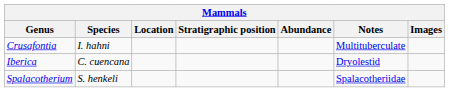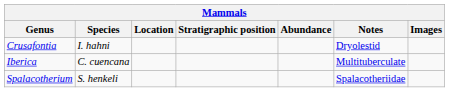(371, 45) Multituberculate -> (358, 45) Dryolestid
(358, 62) Dryolestid -> (371, 62) Multituberculate
